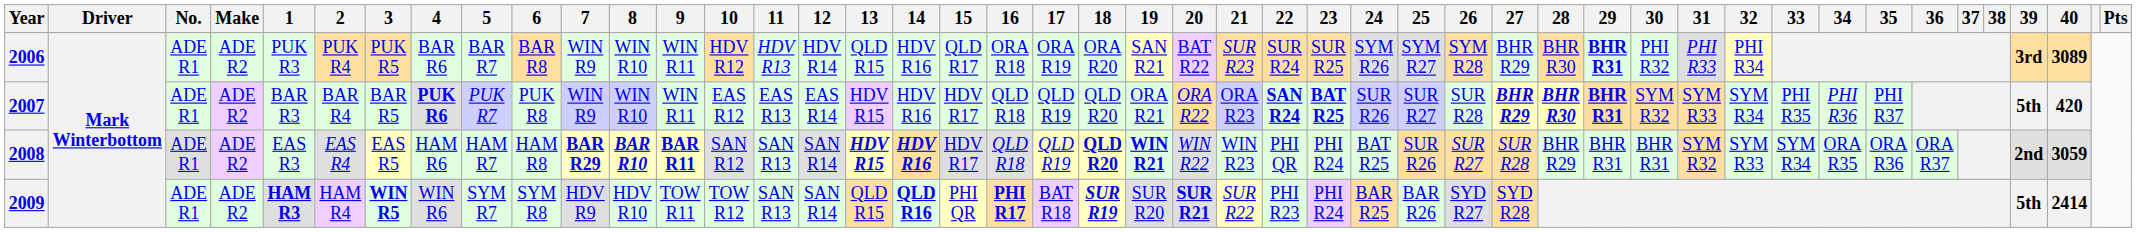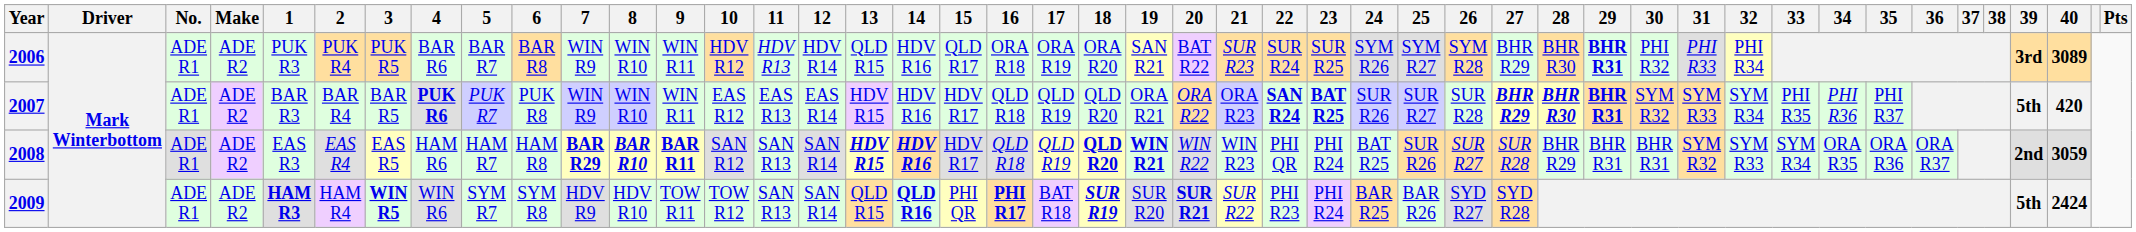(2069, 202) 2414 -> (2069, 202) 2424
